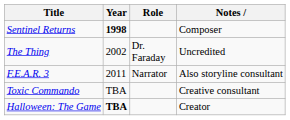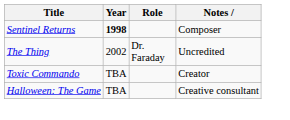- row: (28, 73)
(219, 90) Creative consultant -> (194, 73) Creator
(116, 106) bold -> (116, 90) normal
(194, 106) Creator -> (219, 90) Creative consultant
